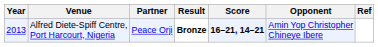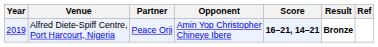columns swapped: (311, 12) <-> (192, 12)
(16, 30) 2013 -> (16, 30) 2019
